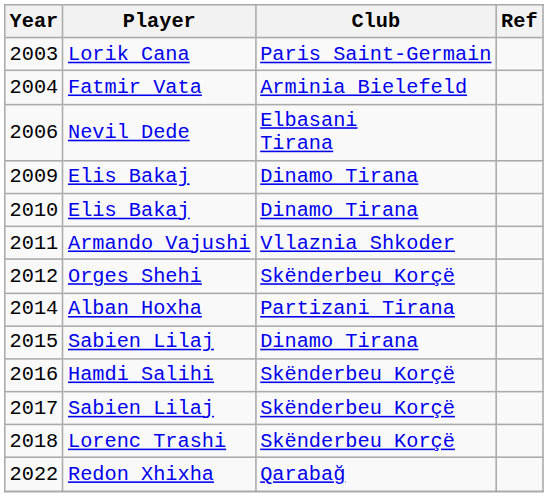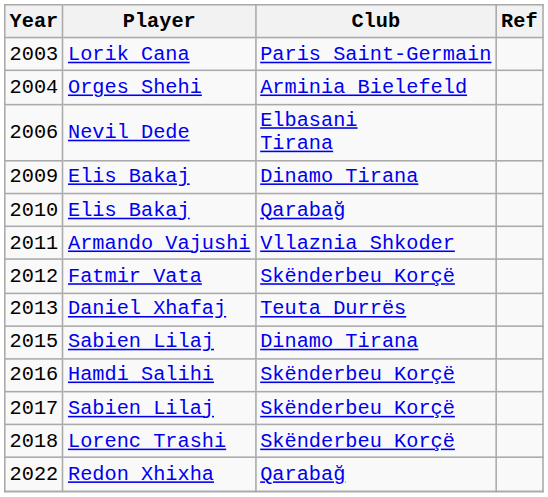(135, 87) Fatmir Vata -> (135, 87) Orges Shehi
(339, 210) Dinamo Tirana -> (303, 210) Qarabağ
(135, 276) Orges Shehi -> (135, 276) Fatmir Vata
+ row: (34, 309)
- row: (34, 309)
